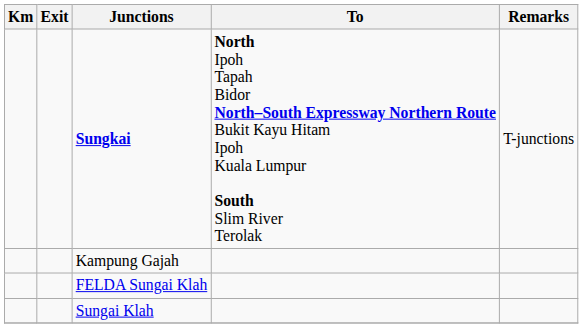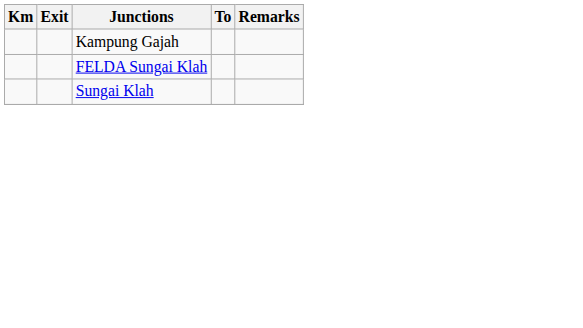- row: (103, 138)
